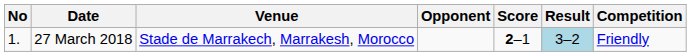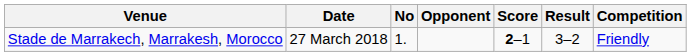columns swapped: (18, 16) <-> (277, 16)
(567, 39) lightblue background -> (567, 39) no background
